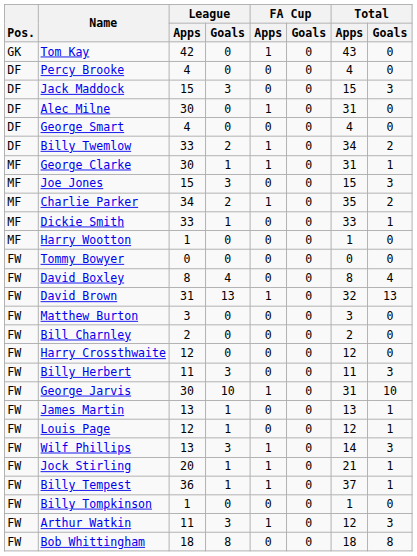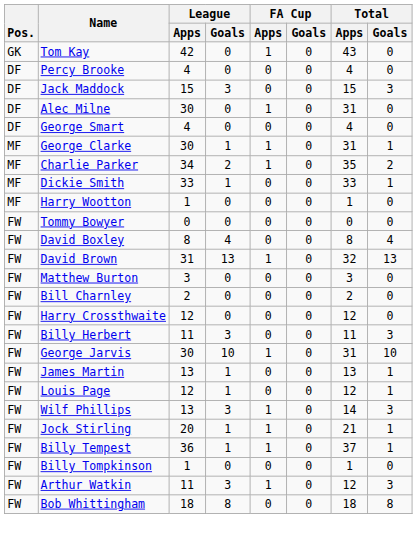- row: (86, 146)
- row: (72, 184)
